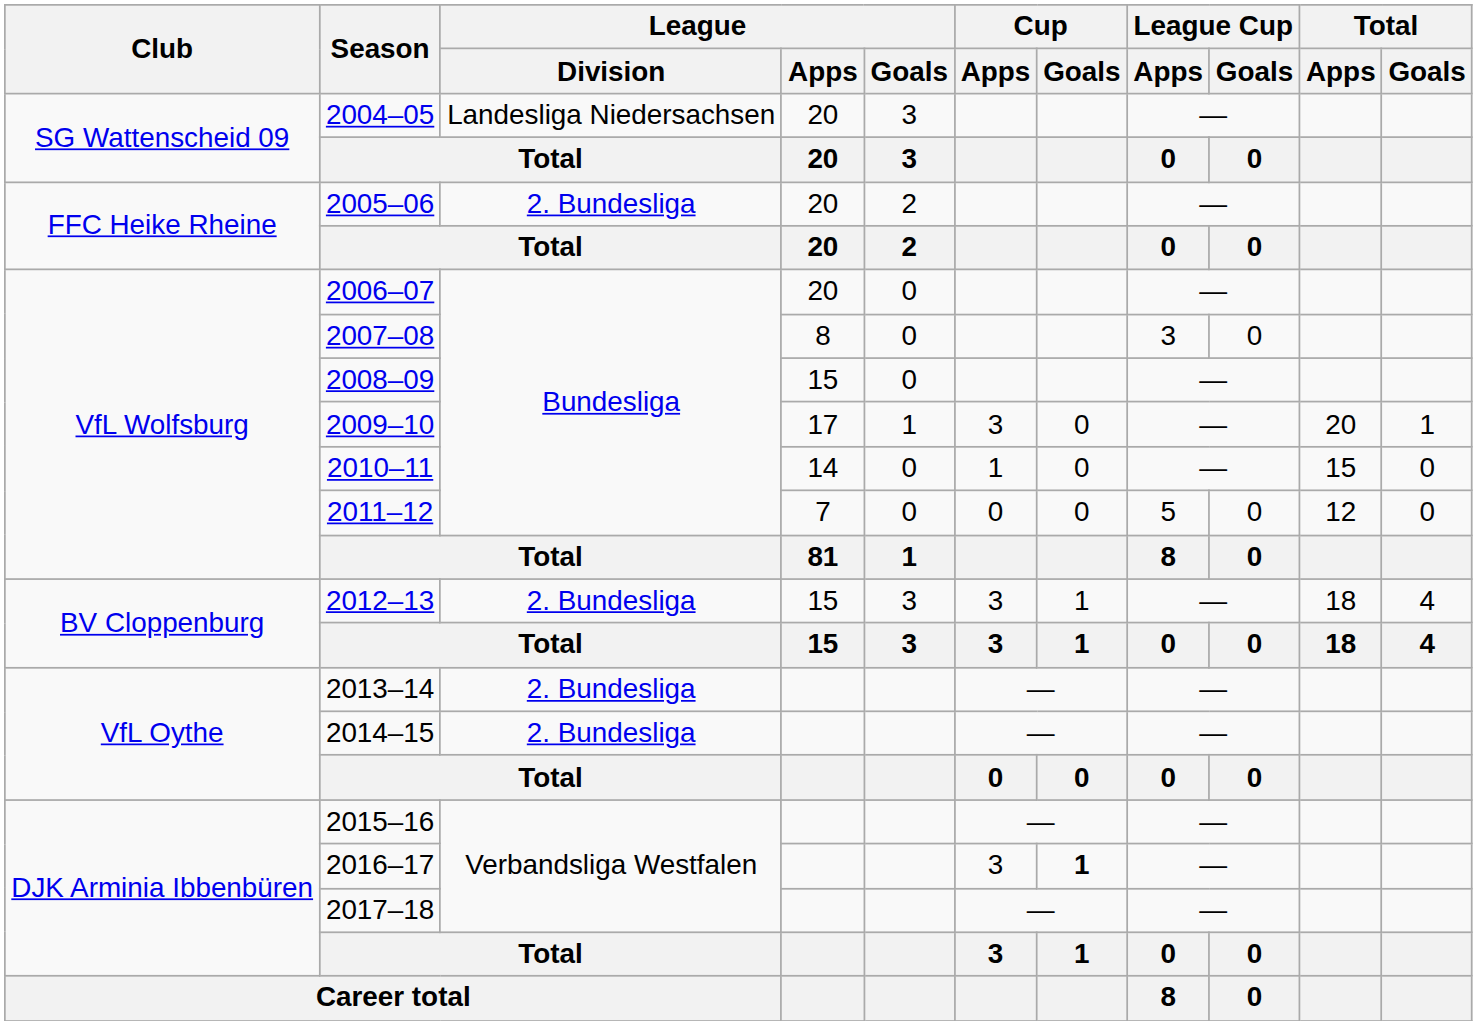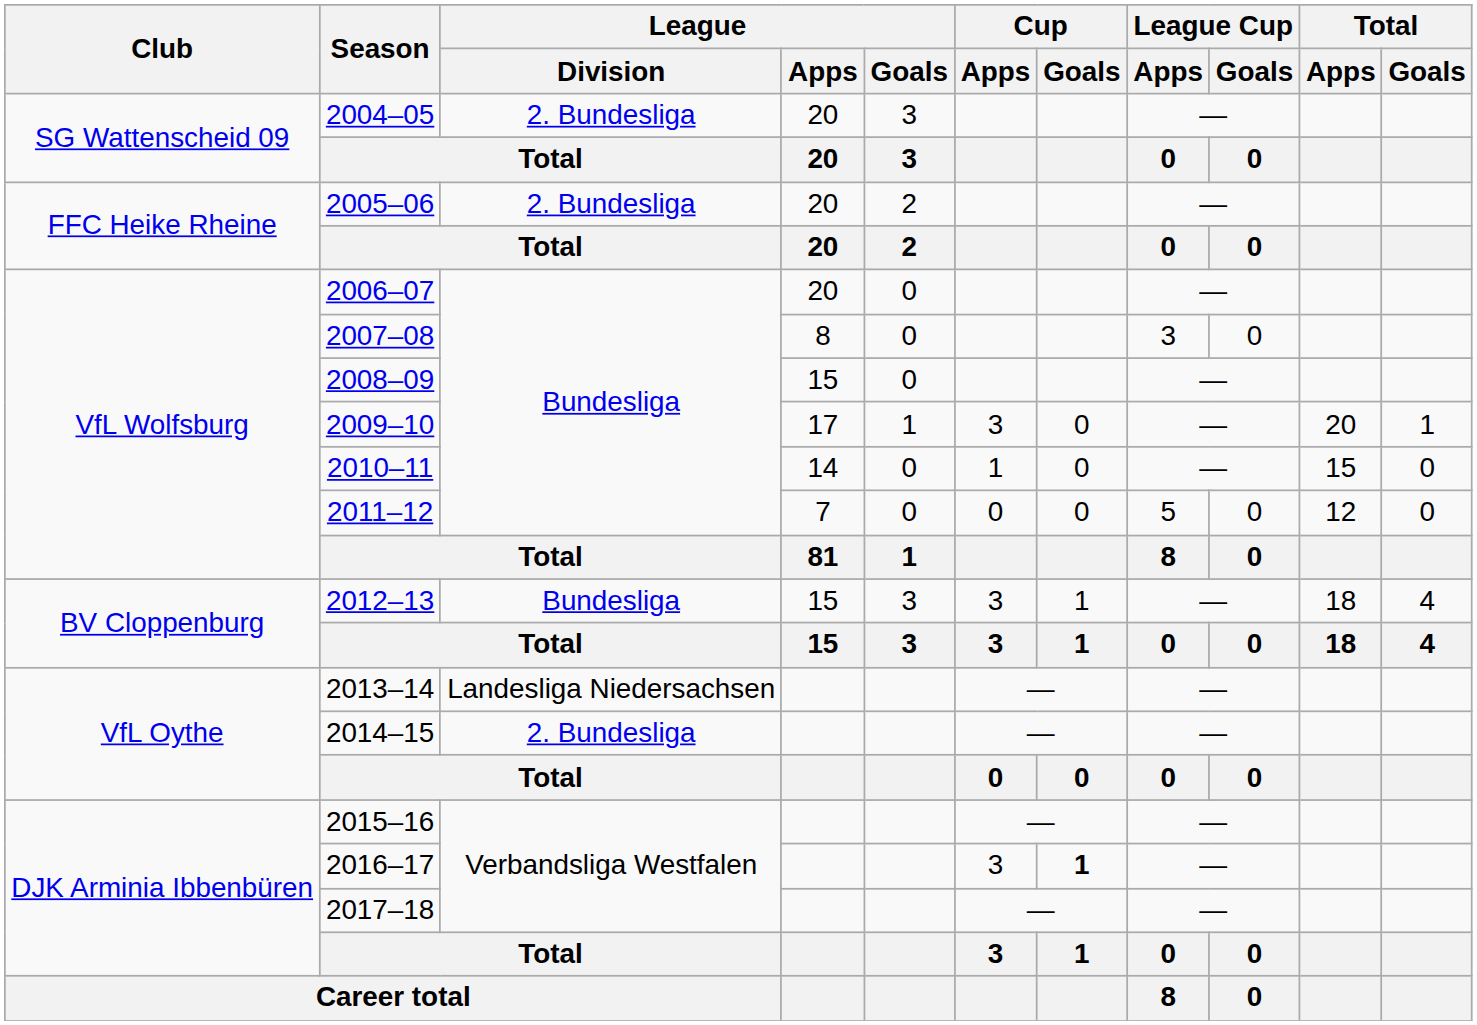(611, 114) Landesliga Niedersachsen -> (611, 114) 2. Bundesliga
(611, 600) 2. Bundesliga -> (611, 600) Bundesliga
(611, 688) 2. Bundesliga -> (611, 688) Landesliga Niedersachsen
